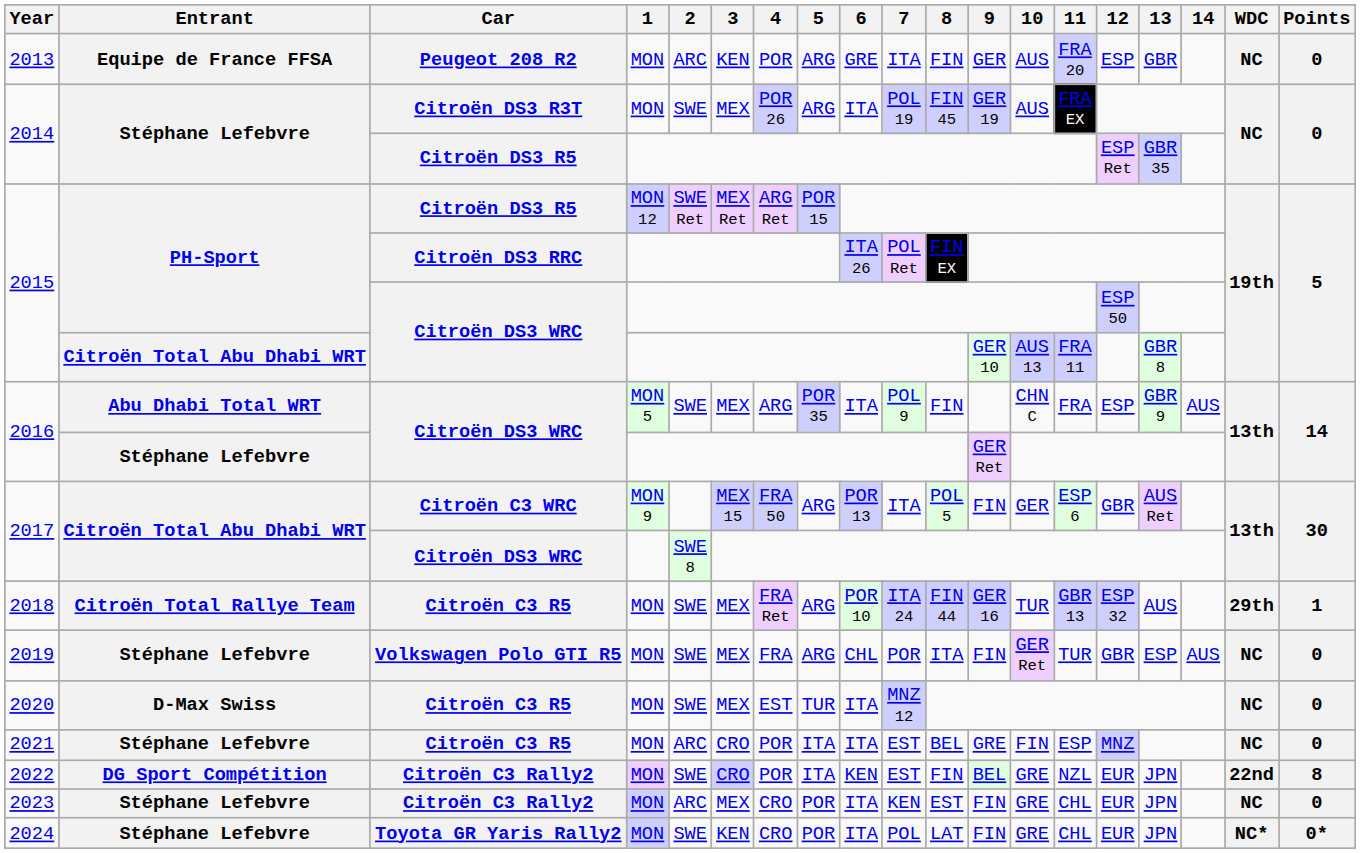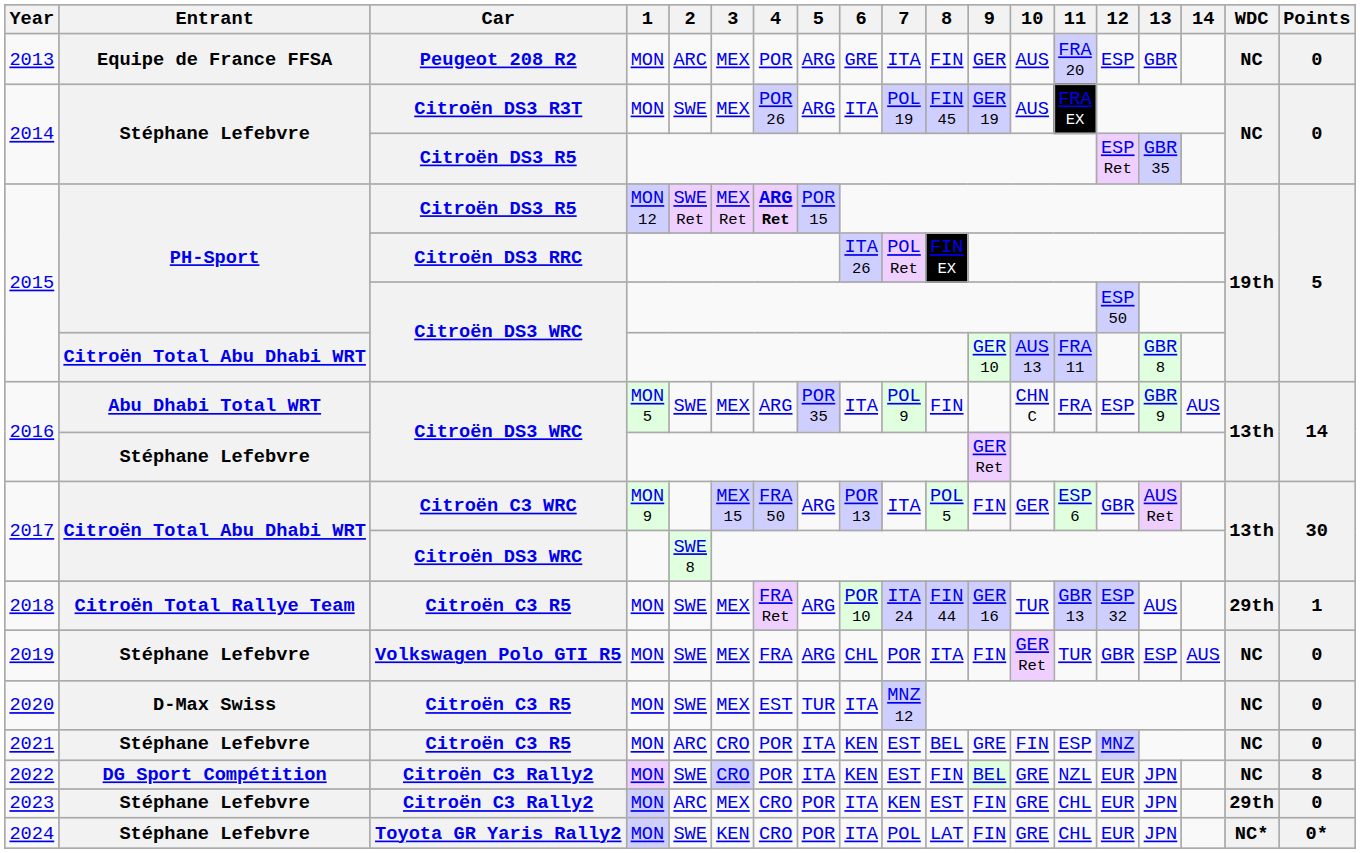(733, 59) KEN -> (733, 59) MEX
(776, 208) normal -> (776, 208) bold
(861, 745) ITA -> (861, 745) KEN
(1252, 774) 22nd -> (1252, 774) NC
(1252, 804) NC -> (1252, 804) 29th
